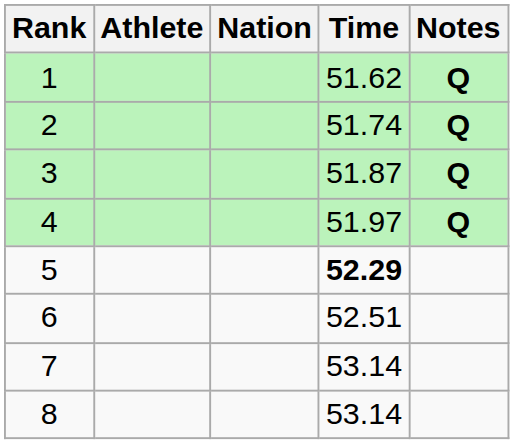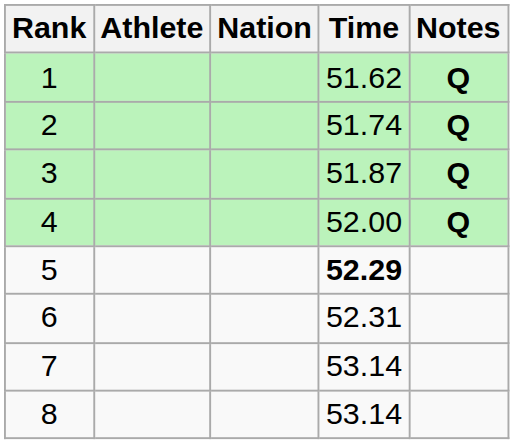(364, 221) 51.97 -> (364, 221) 52.00
(364, 317) 52.51 -> (364, 317) 52.31
